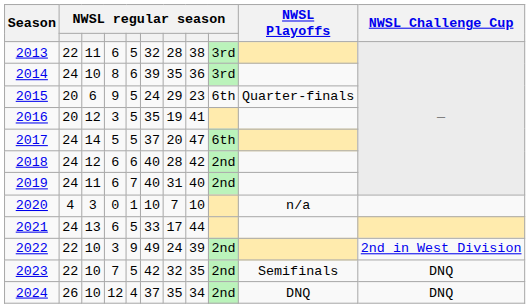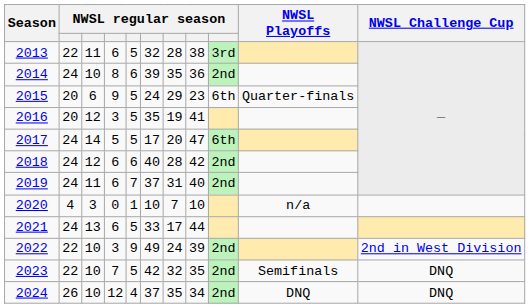(223, 75) 3rd -> (223, 75) 2nd
(152, 140) 37 -> (152, 140) 17
(152, 184) 40 -> (152, 184) 37
